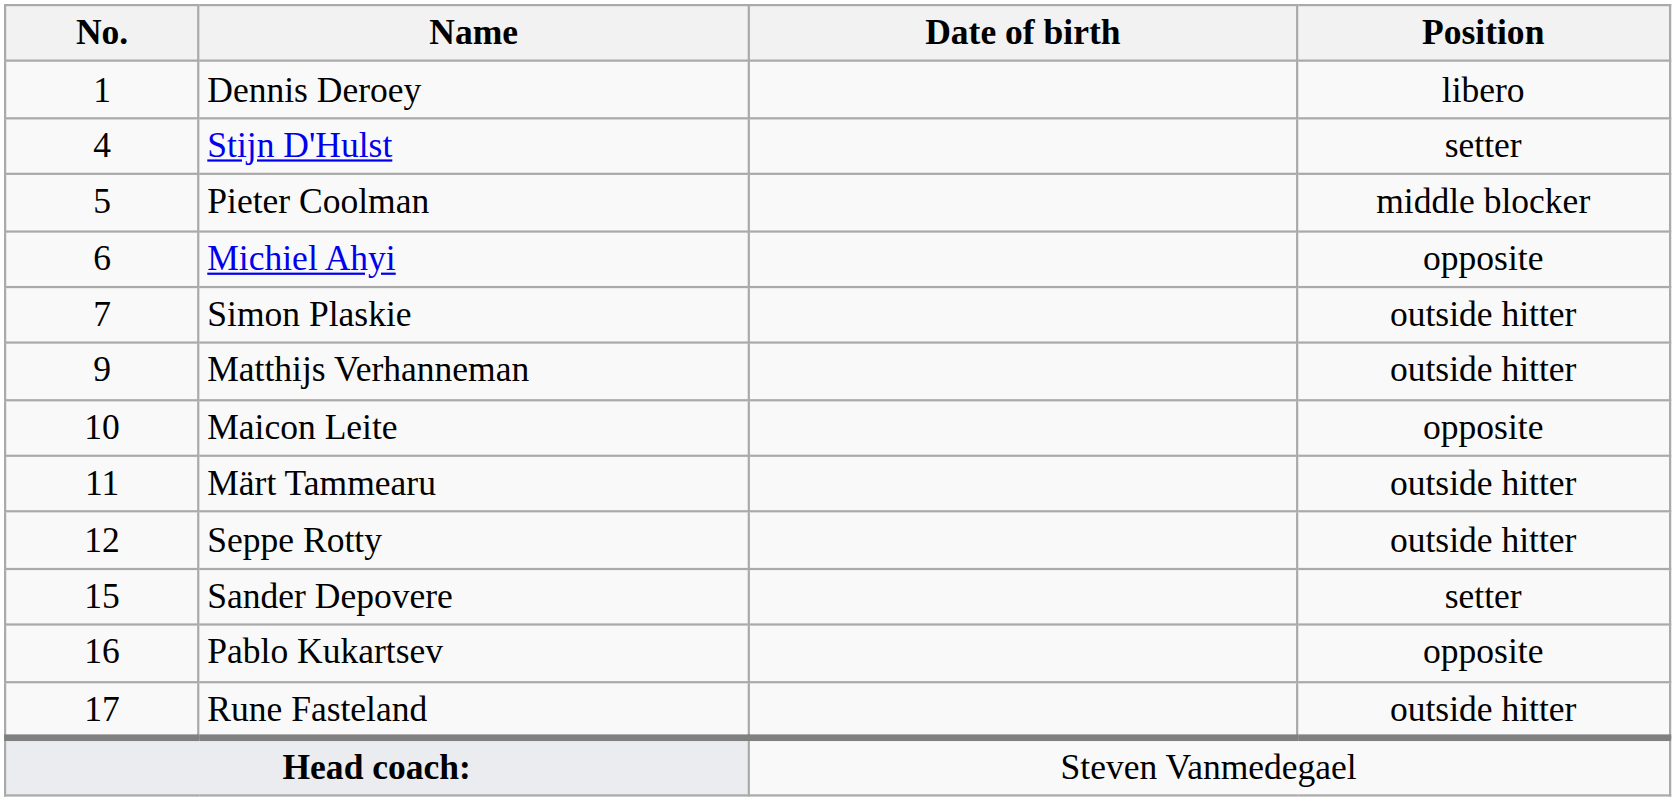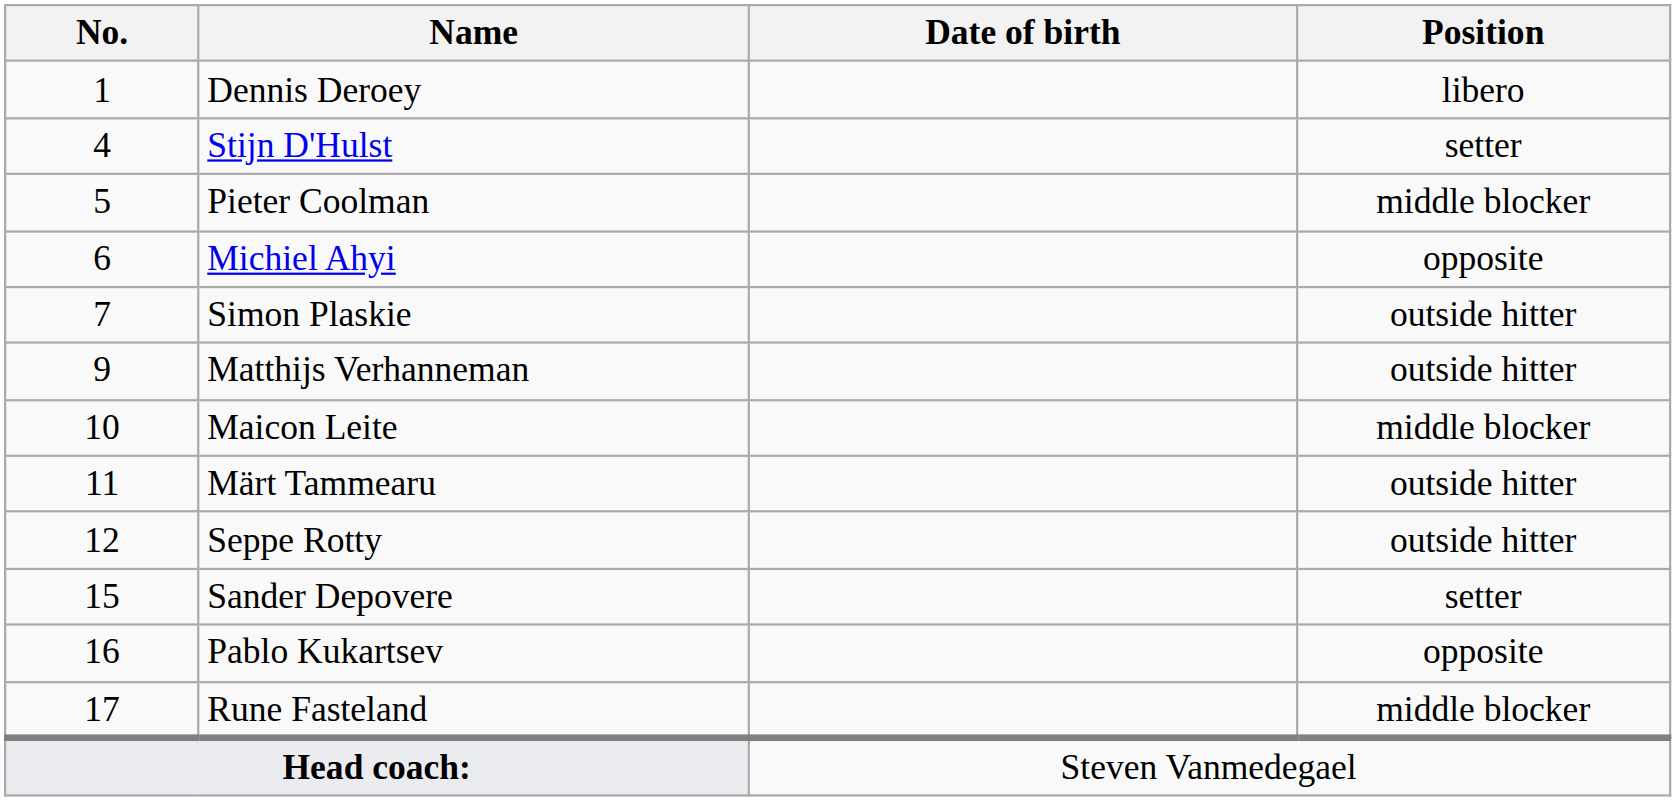(1483, 426) opposite -> (1483, 426) middle blocker
(1483, 708) outside hitter -> (1483, 708) middle blocker
